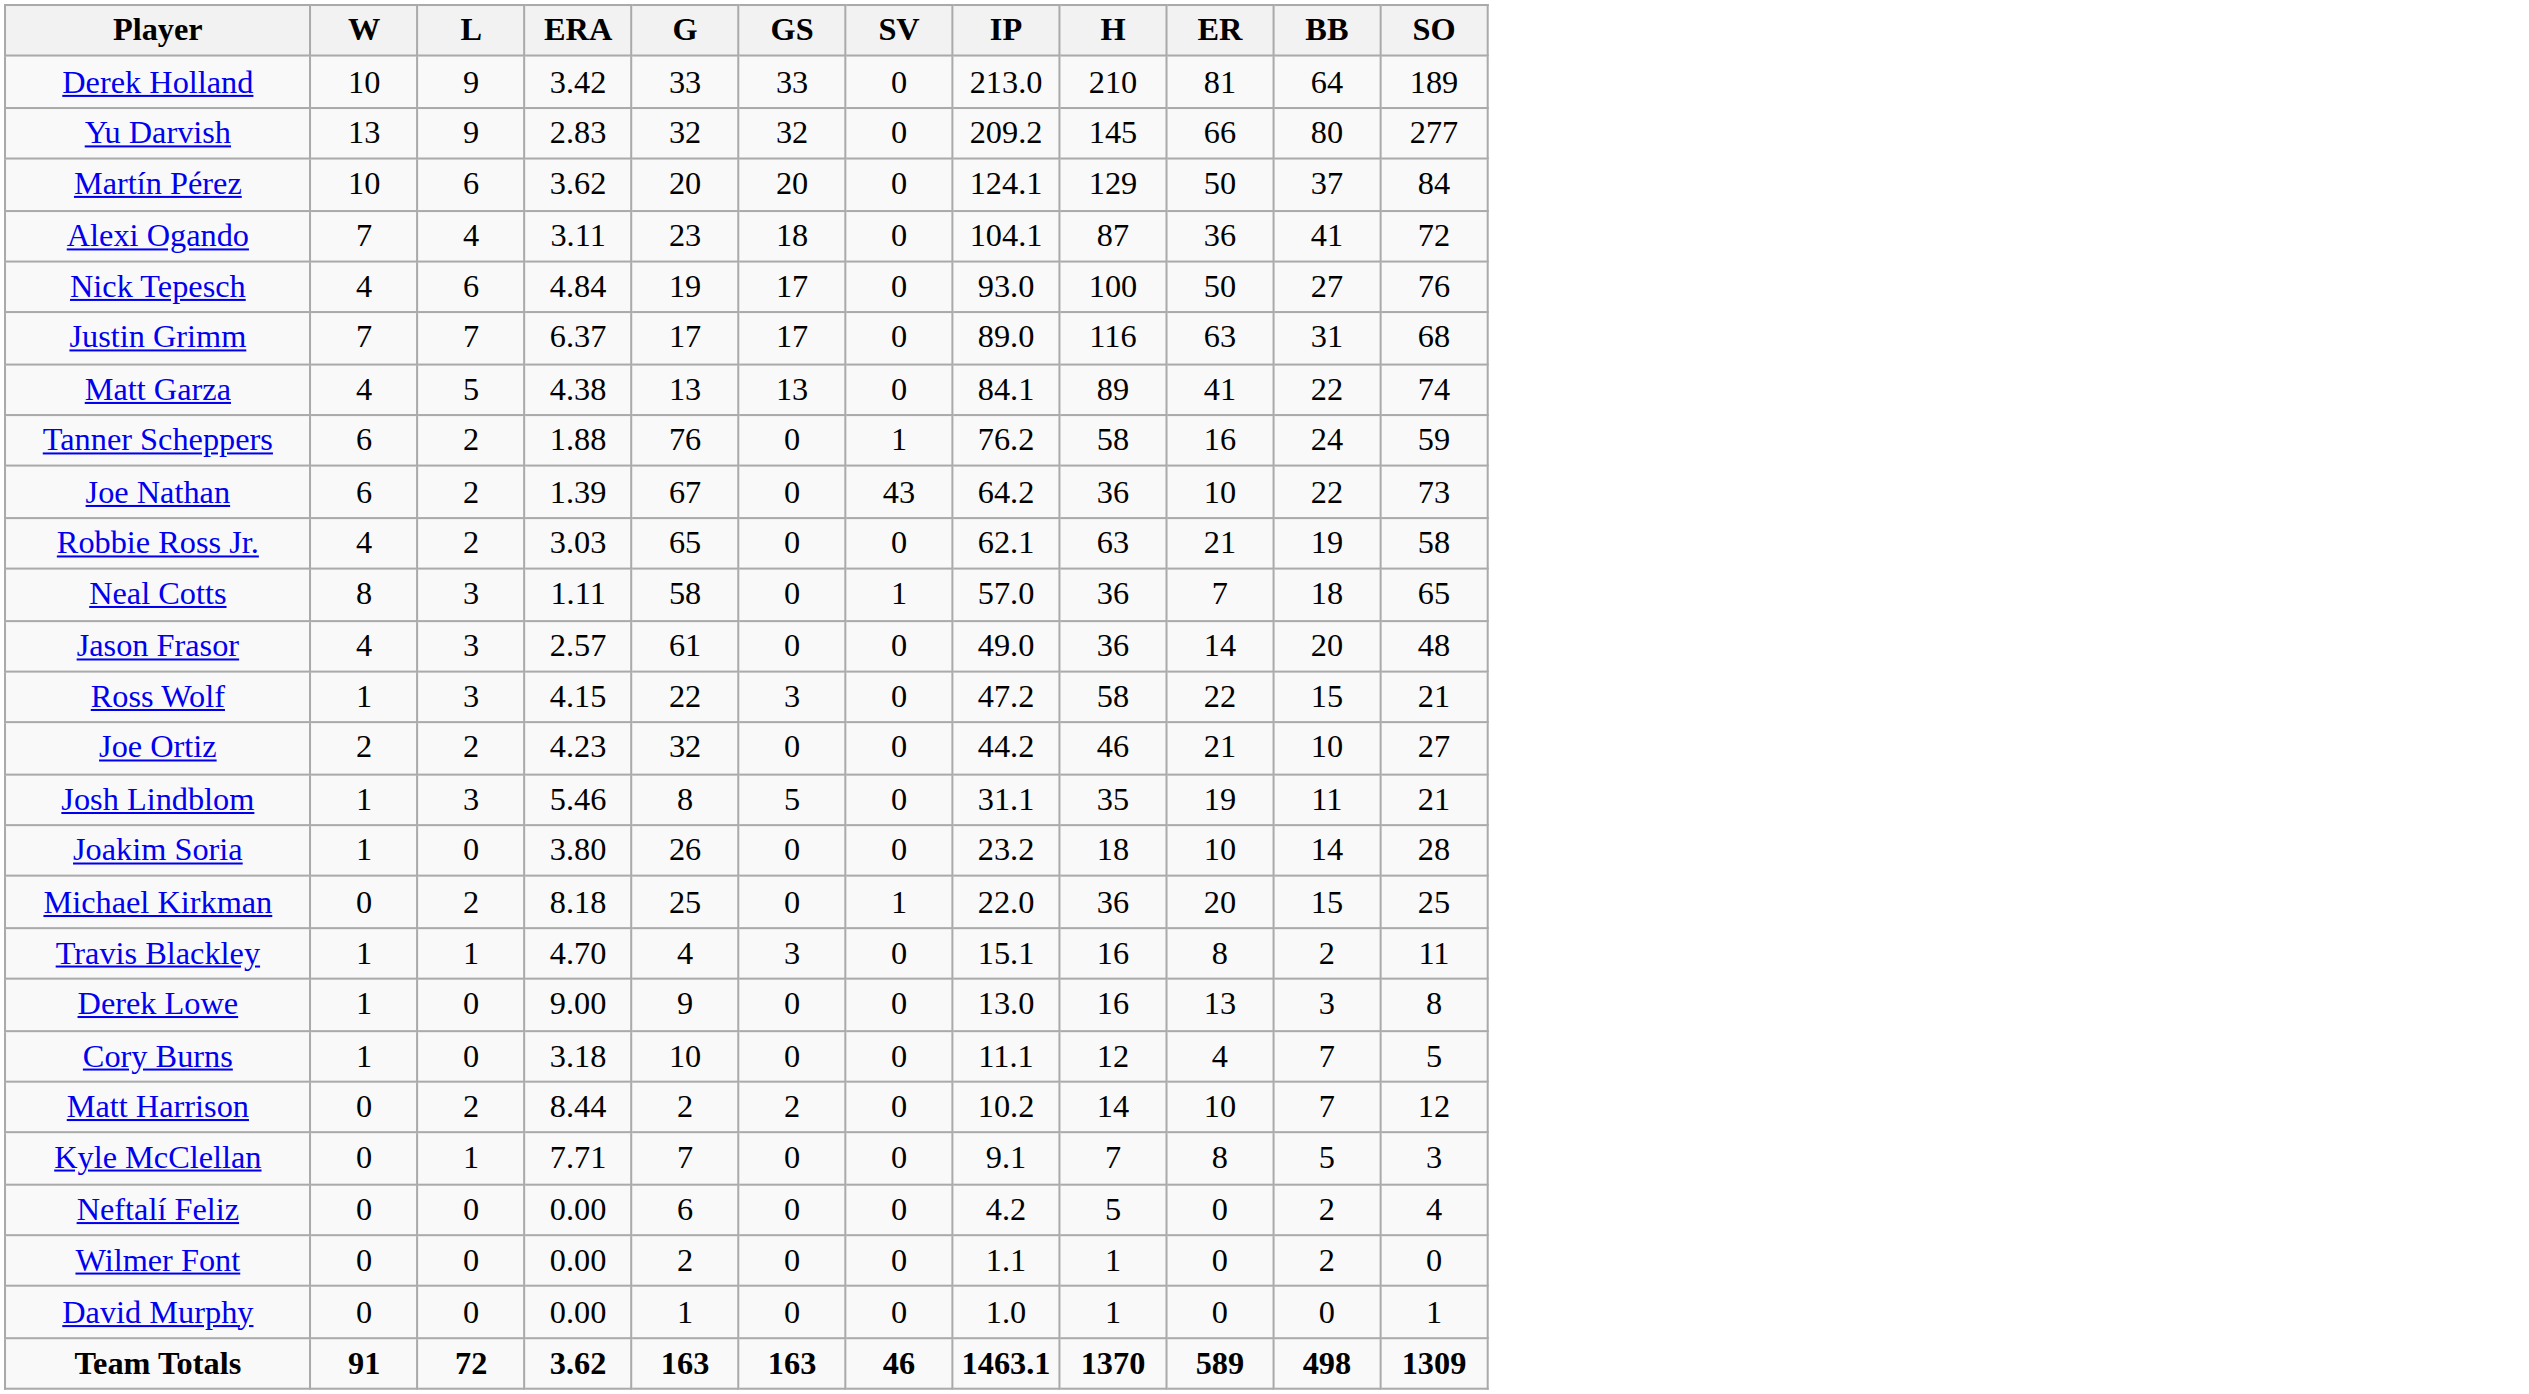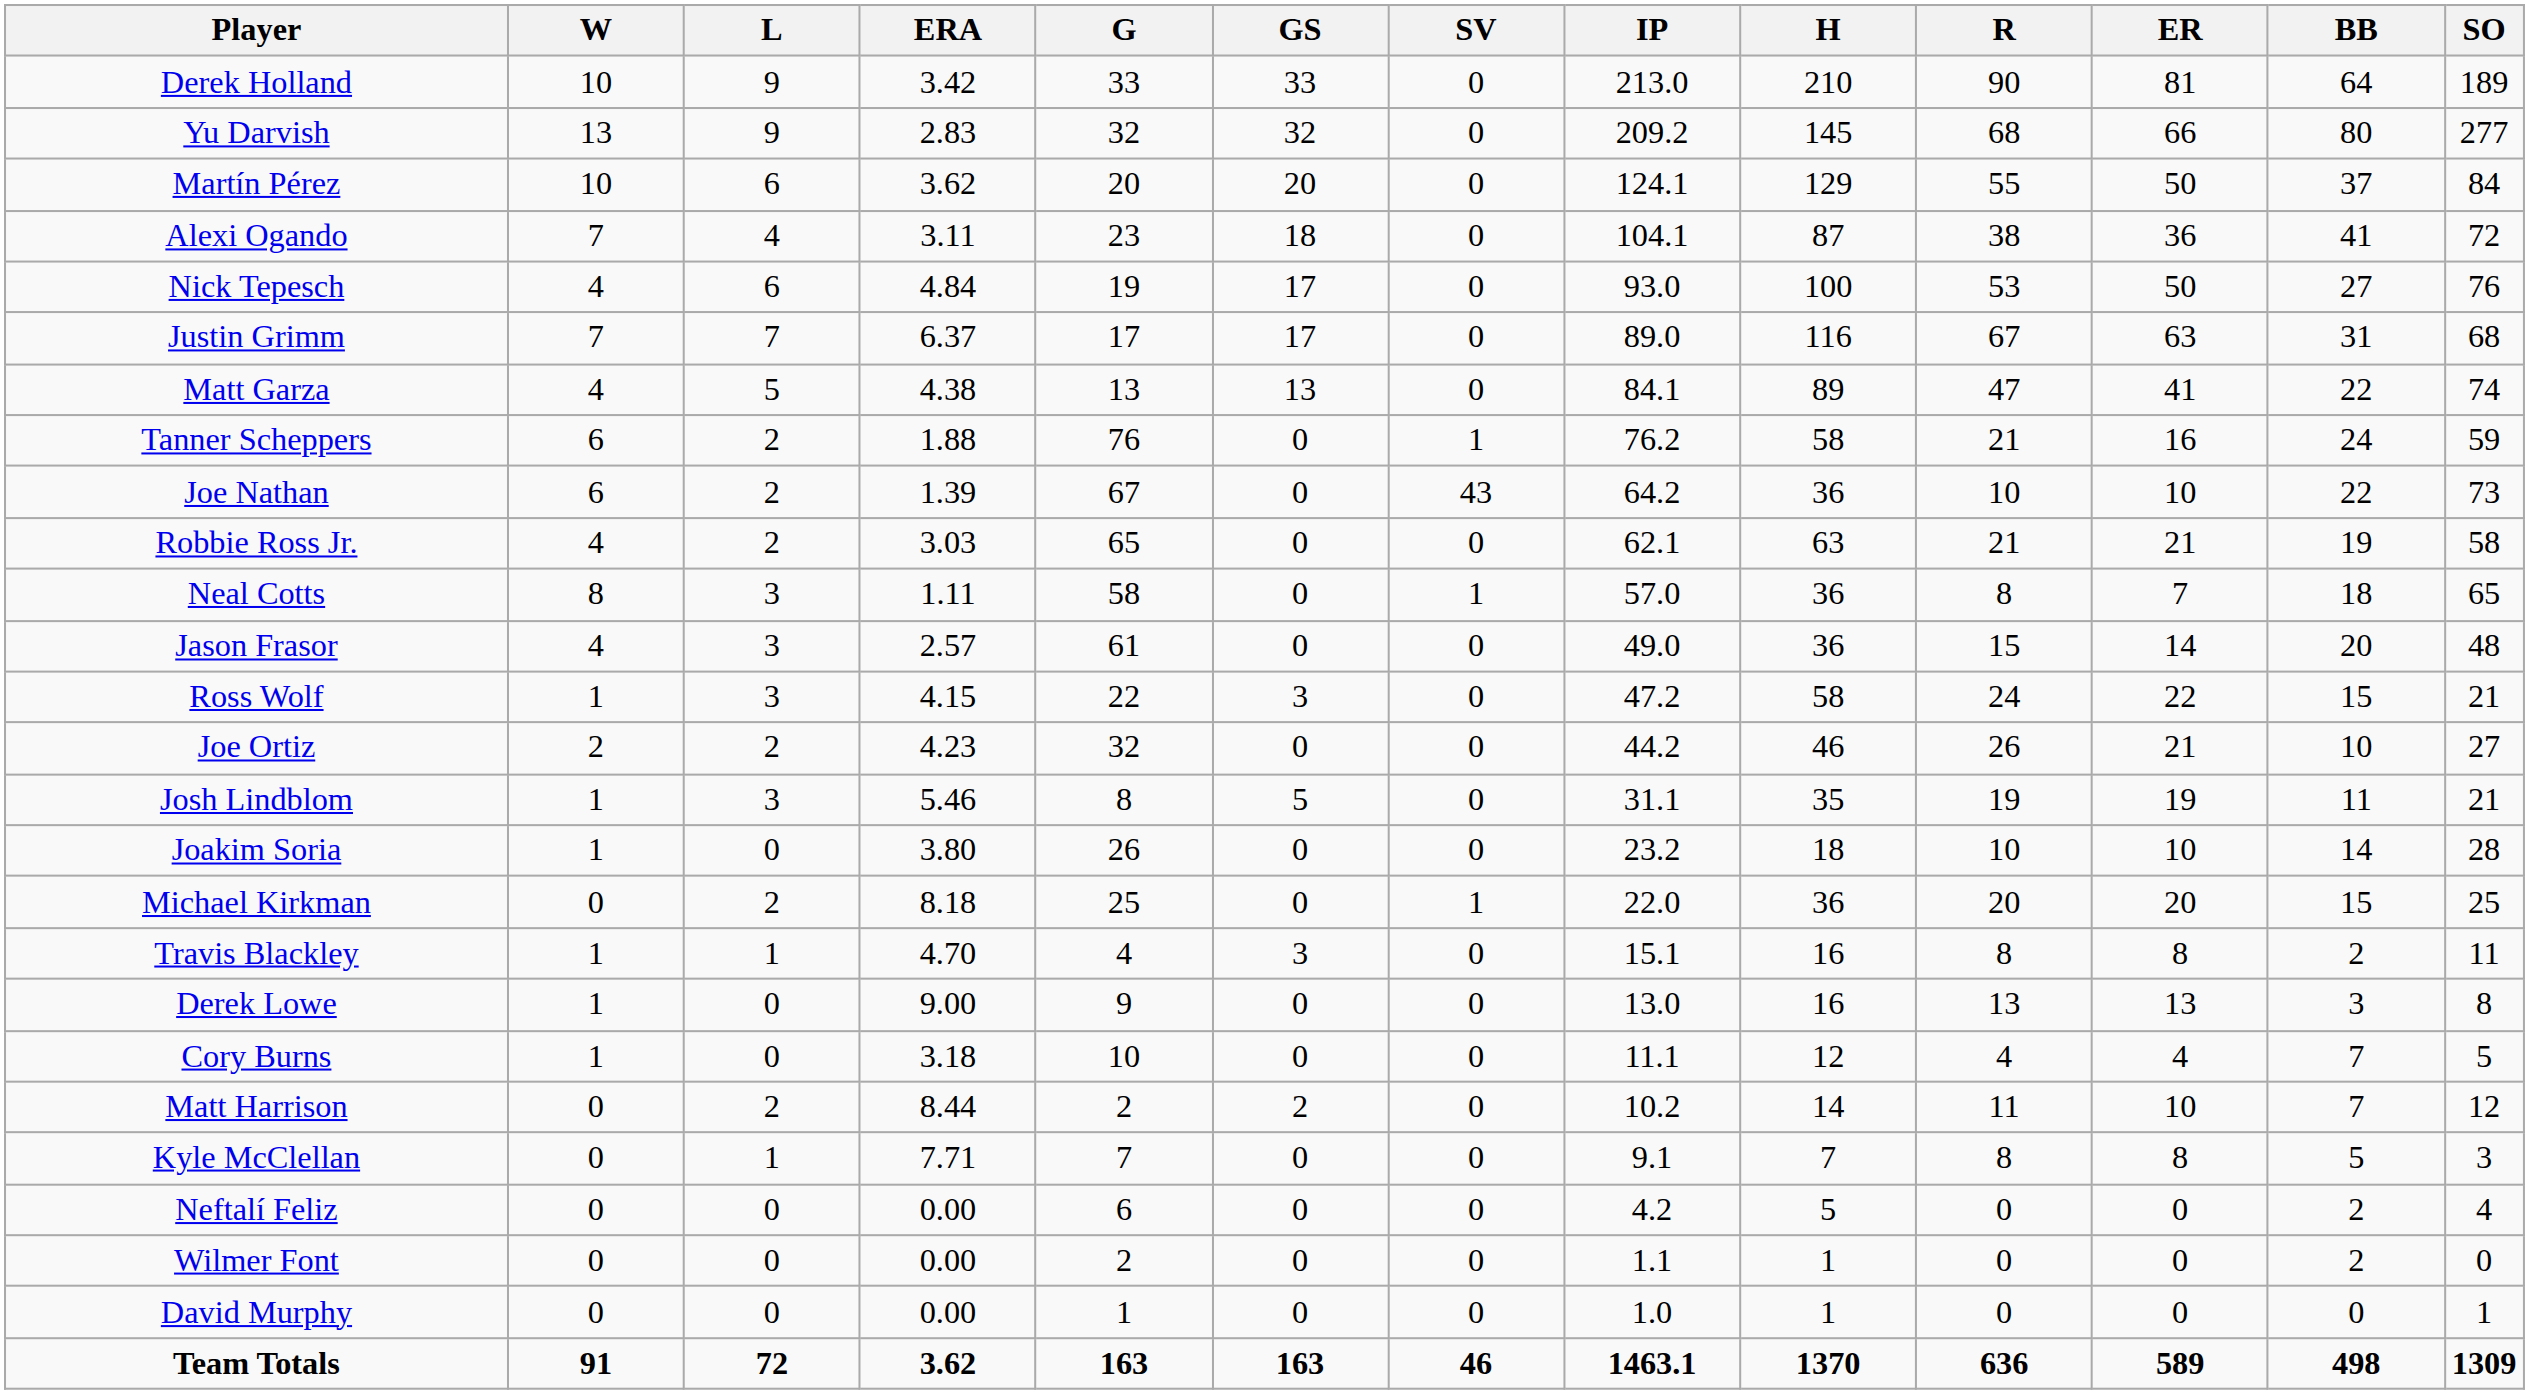+ column: (2004, 30)
